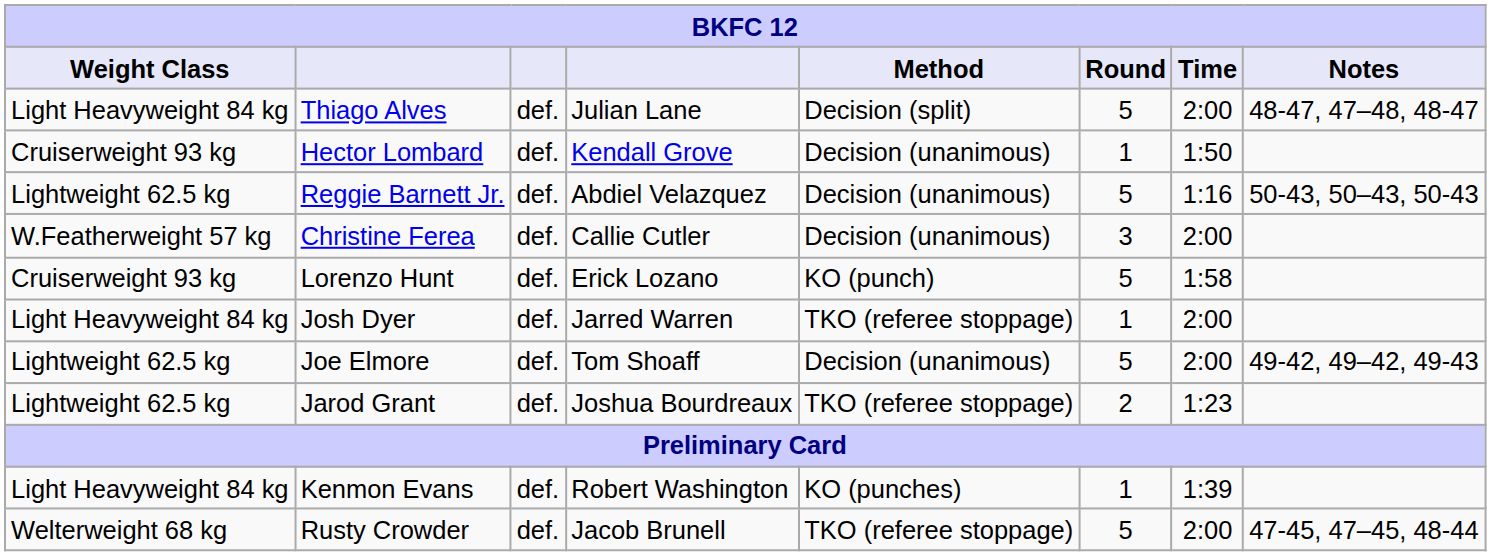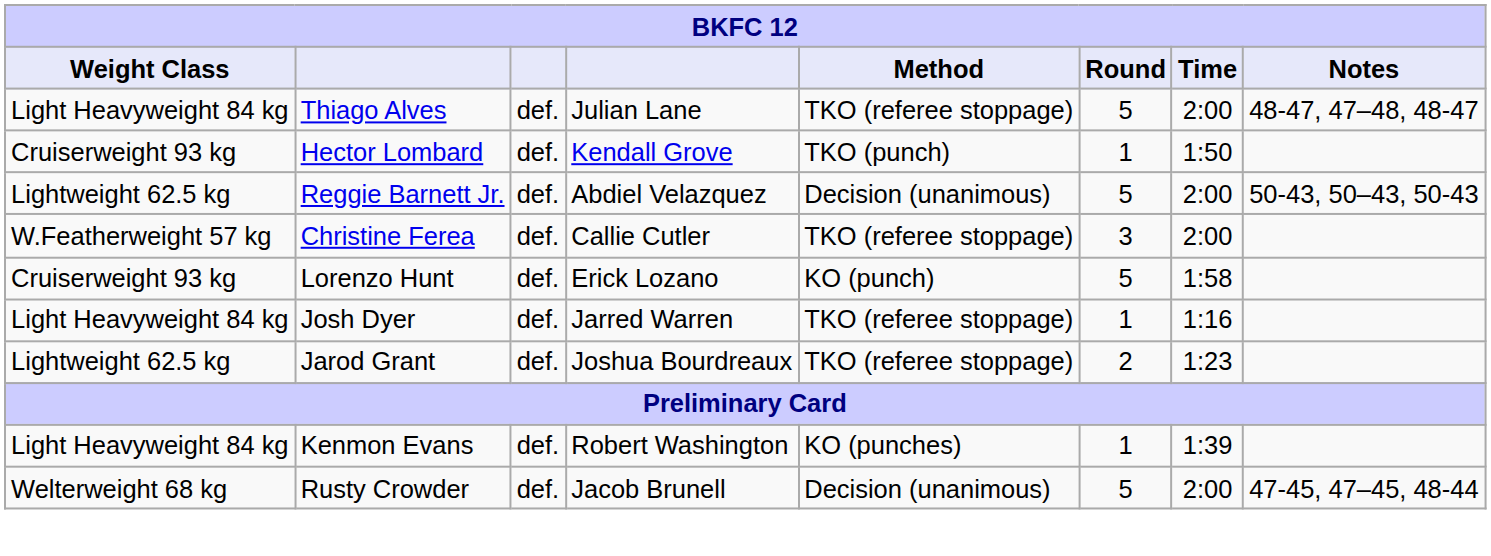(888, 110) Decision (split) -> (939, 110) TKO (referee stoppage)
(927, 152) Decision (unanimous) -> (877, 152) TKO (punch)
(1208, 194) 1:16 -> (1208, 194) 2:00
(927, 236) Decision (unanimous) -> (939, 236) TKO (referee stoppage)
(1208, 320) 2:00 -> (1208, 320) 1:16
- row: (365, 362)
(939, 529) TKO (referee stoppage) -> (927, 488) Decision (unanimous)
